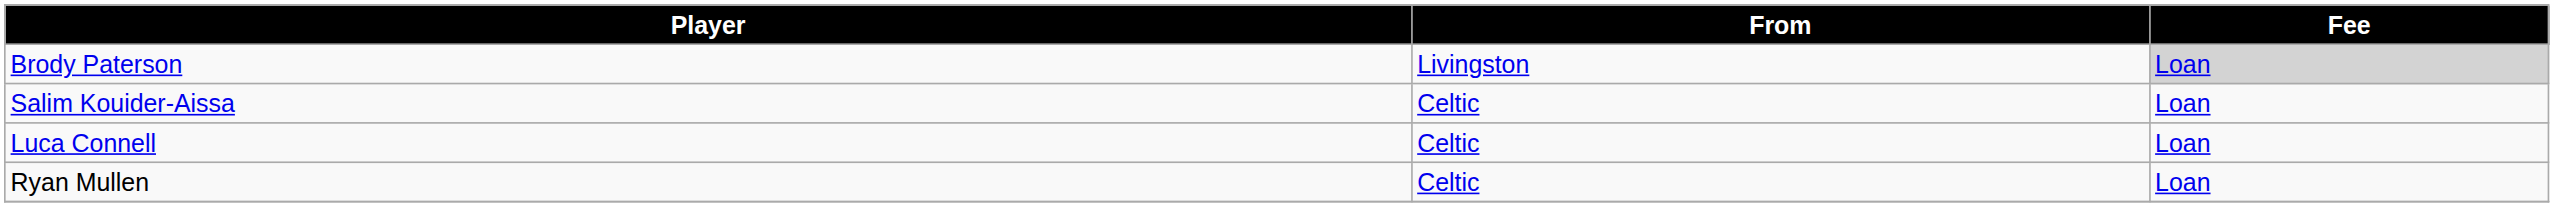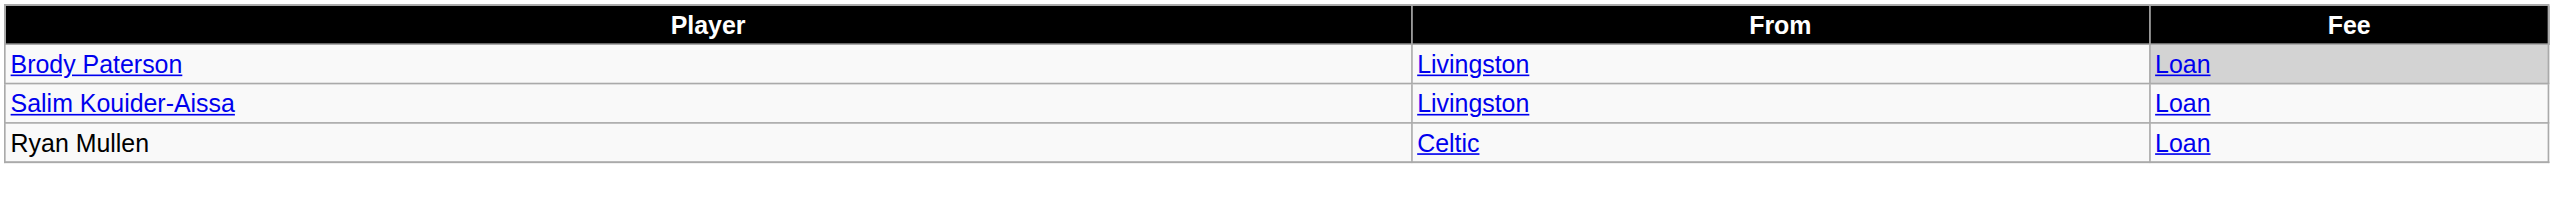(1448, 104) Celtic -> (1473, 104) Livingston
- row: (83, 143)
